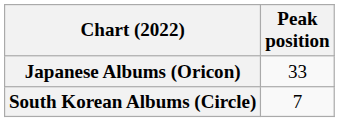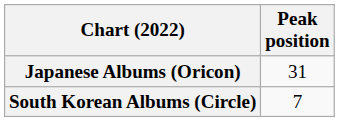(297, 71) 33 -> (297, 71) 31
